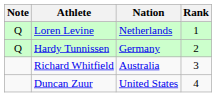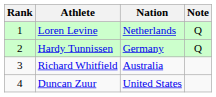columns swapped: (196, 13) <-> (18, 13)
